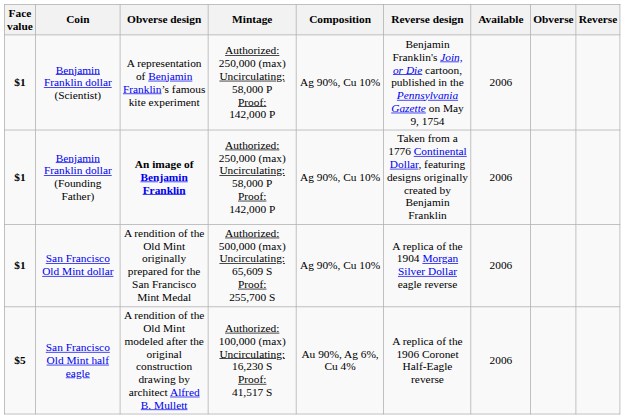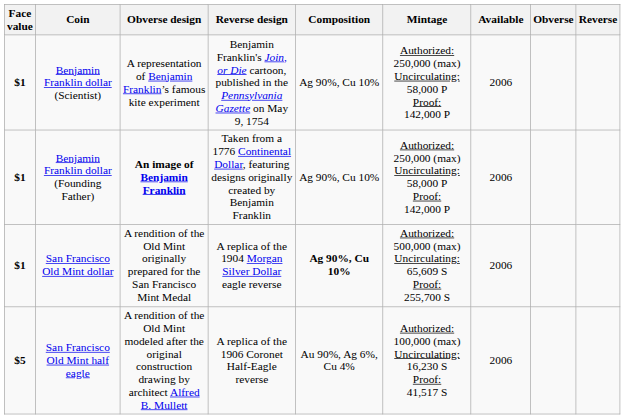columns swapped: (427, 19) <-> (252, 19)
(340, 265) normal -> (339, 265) bold
